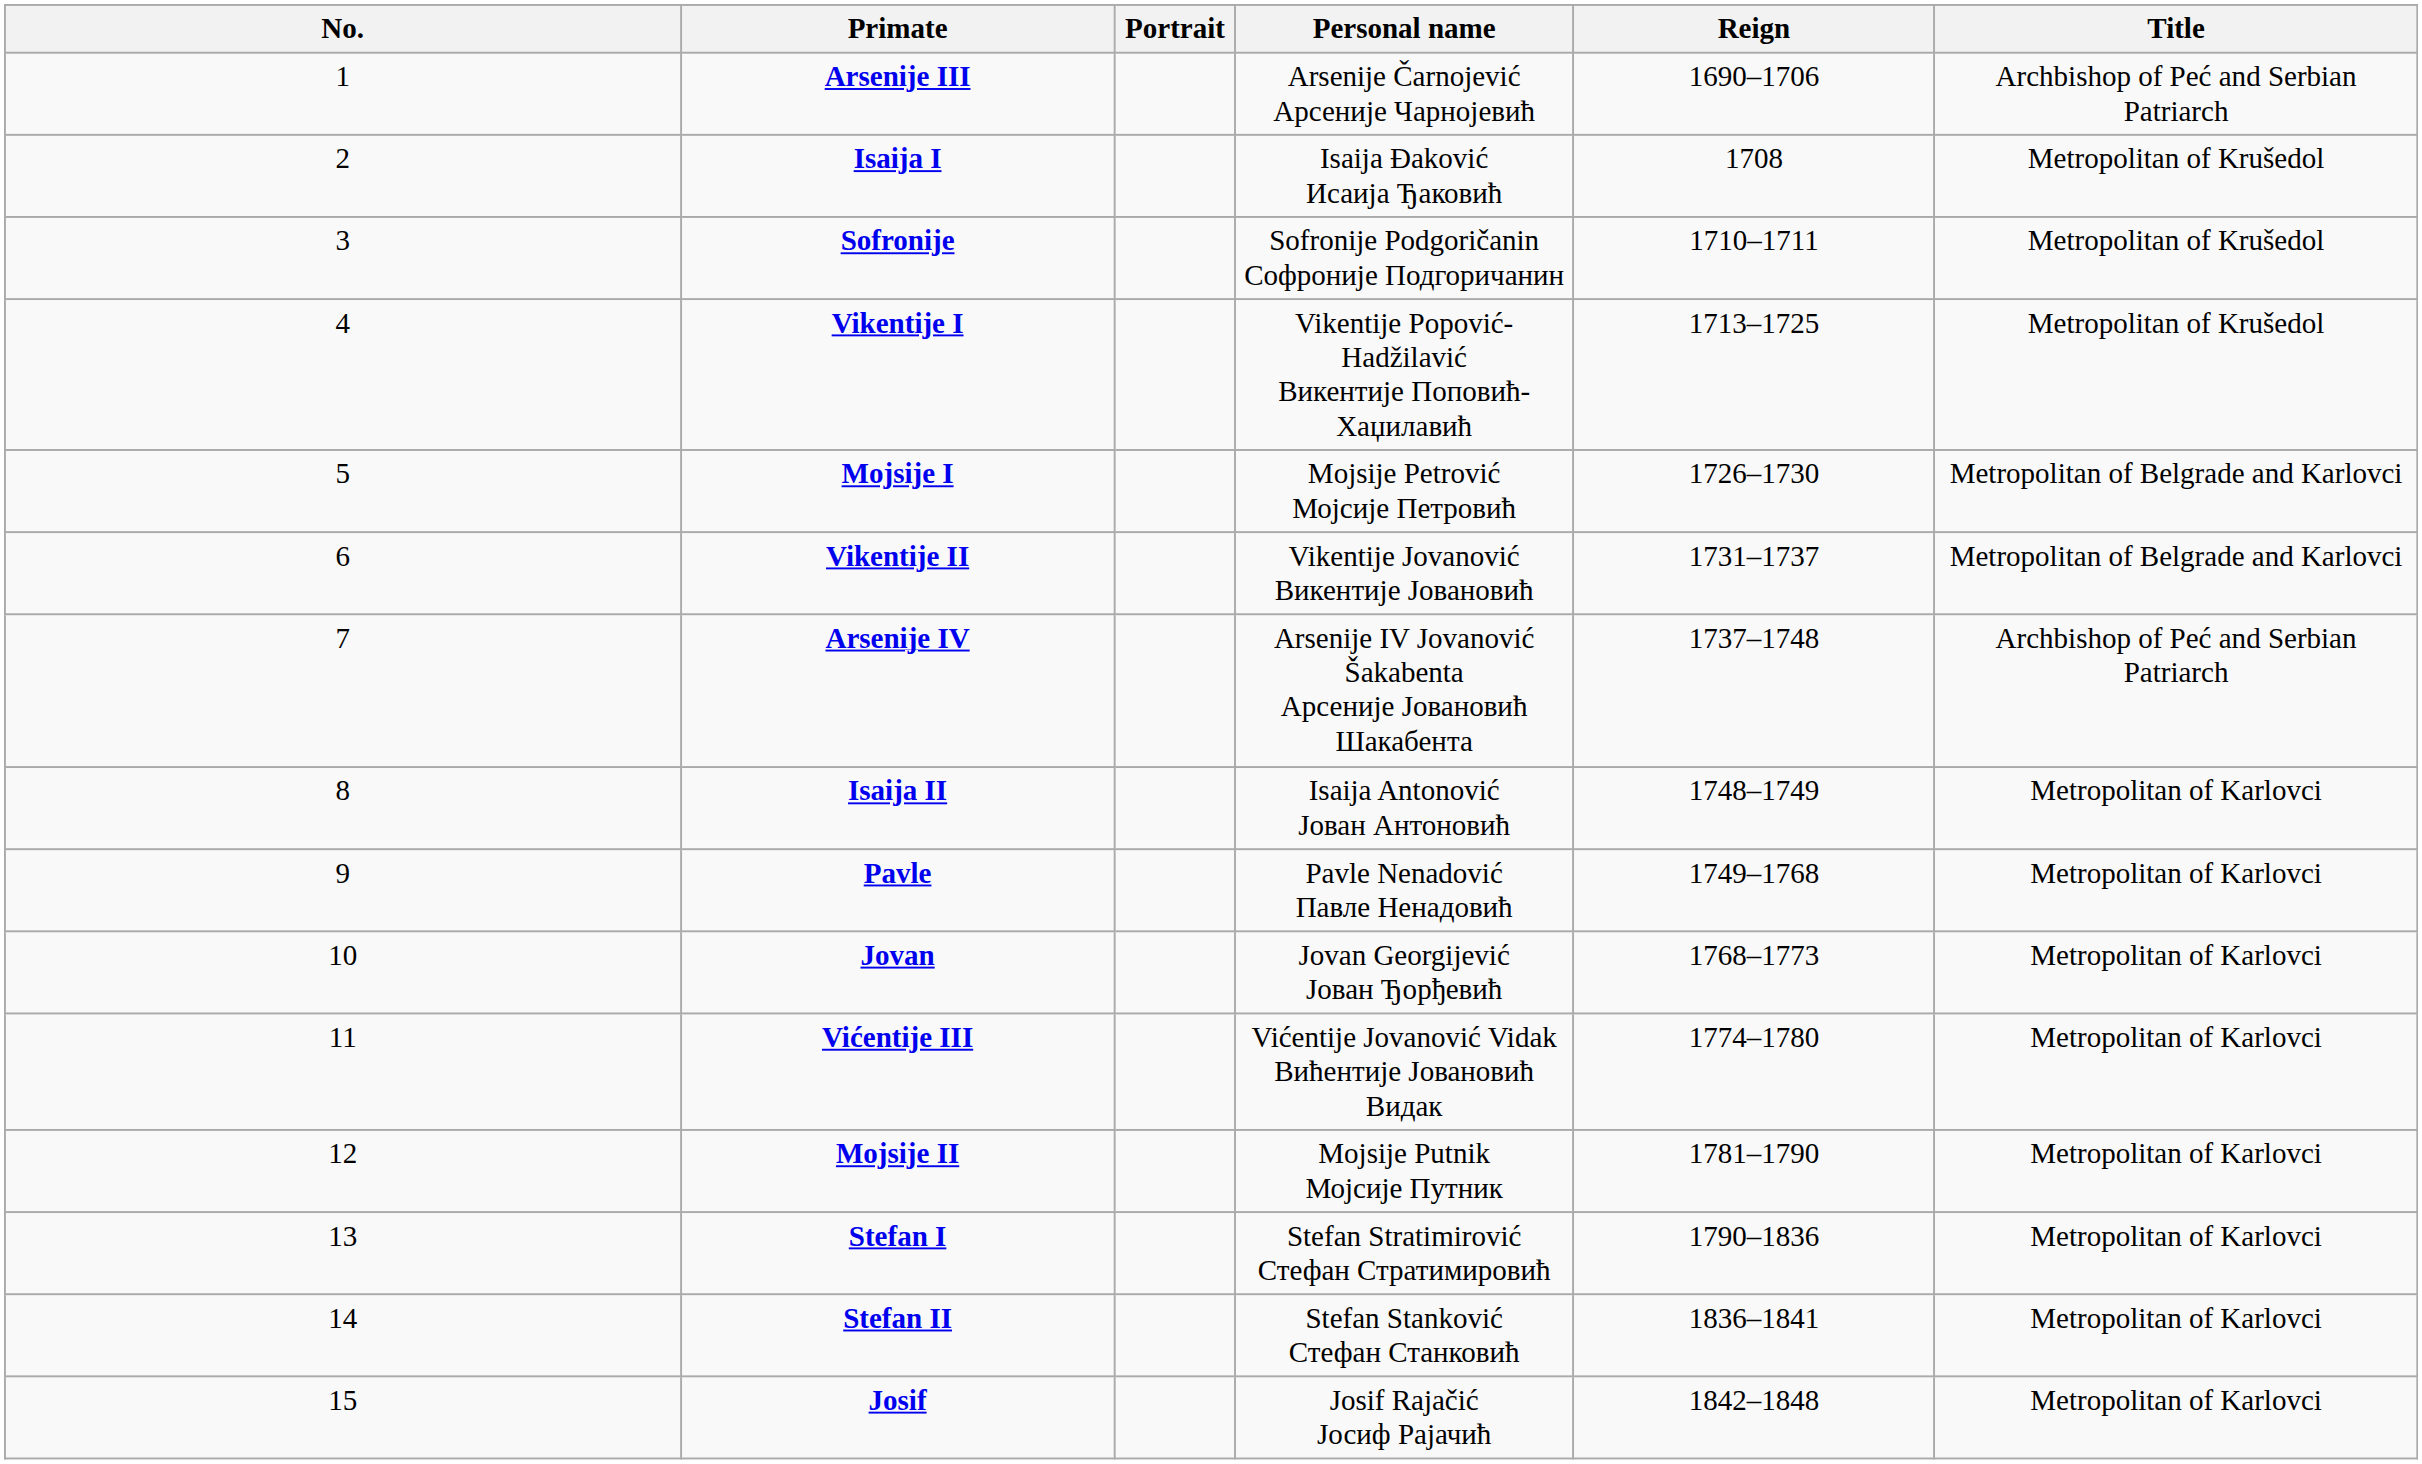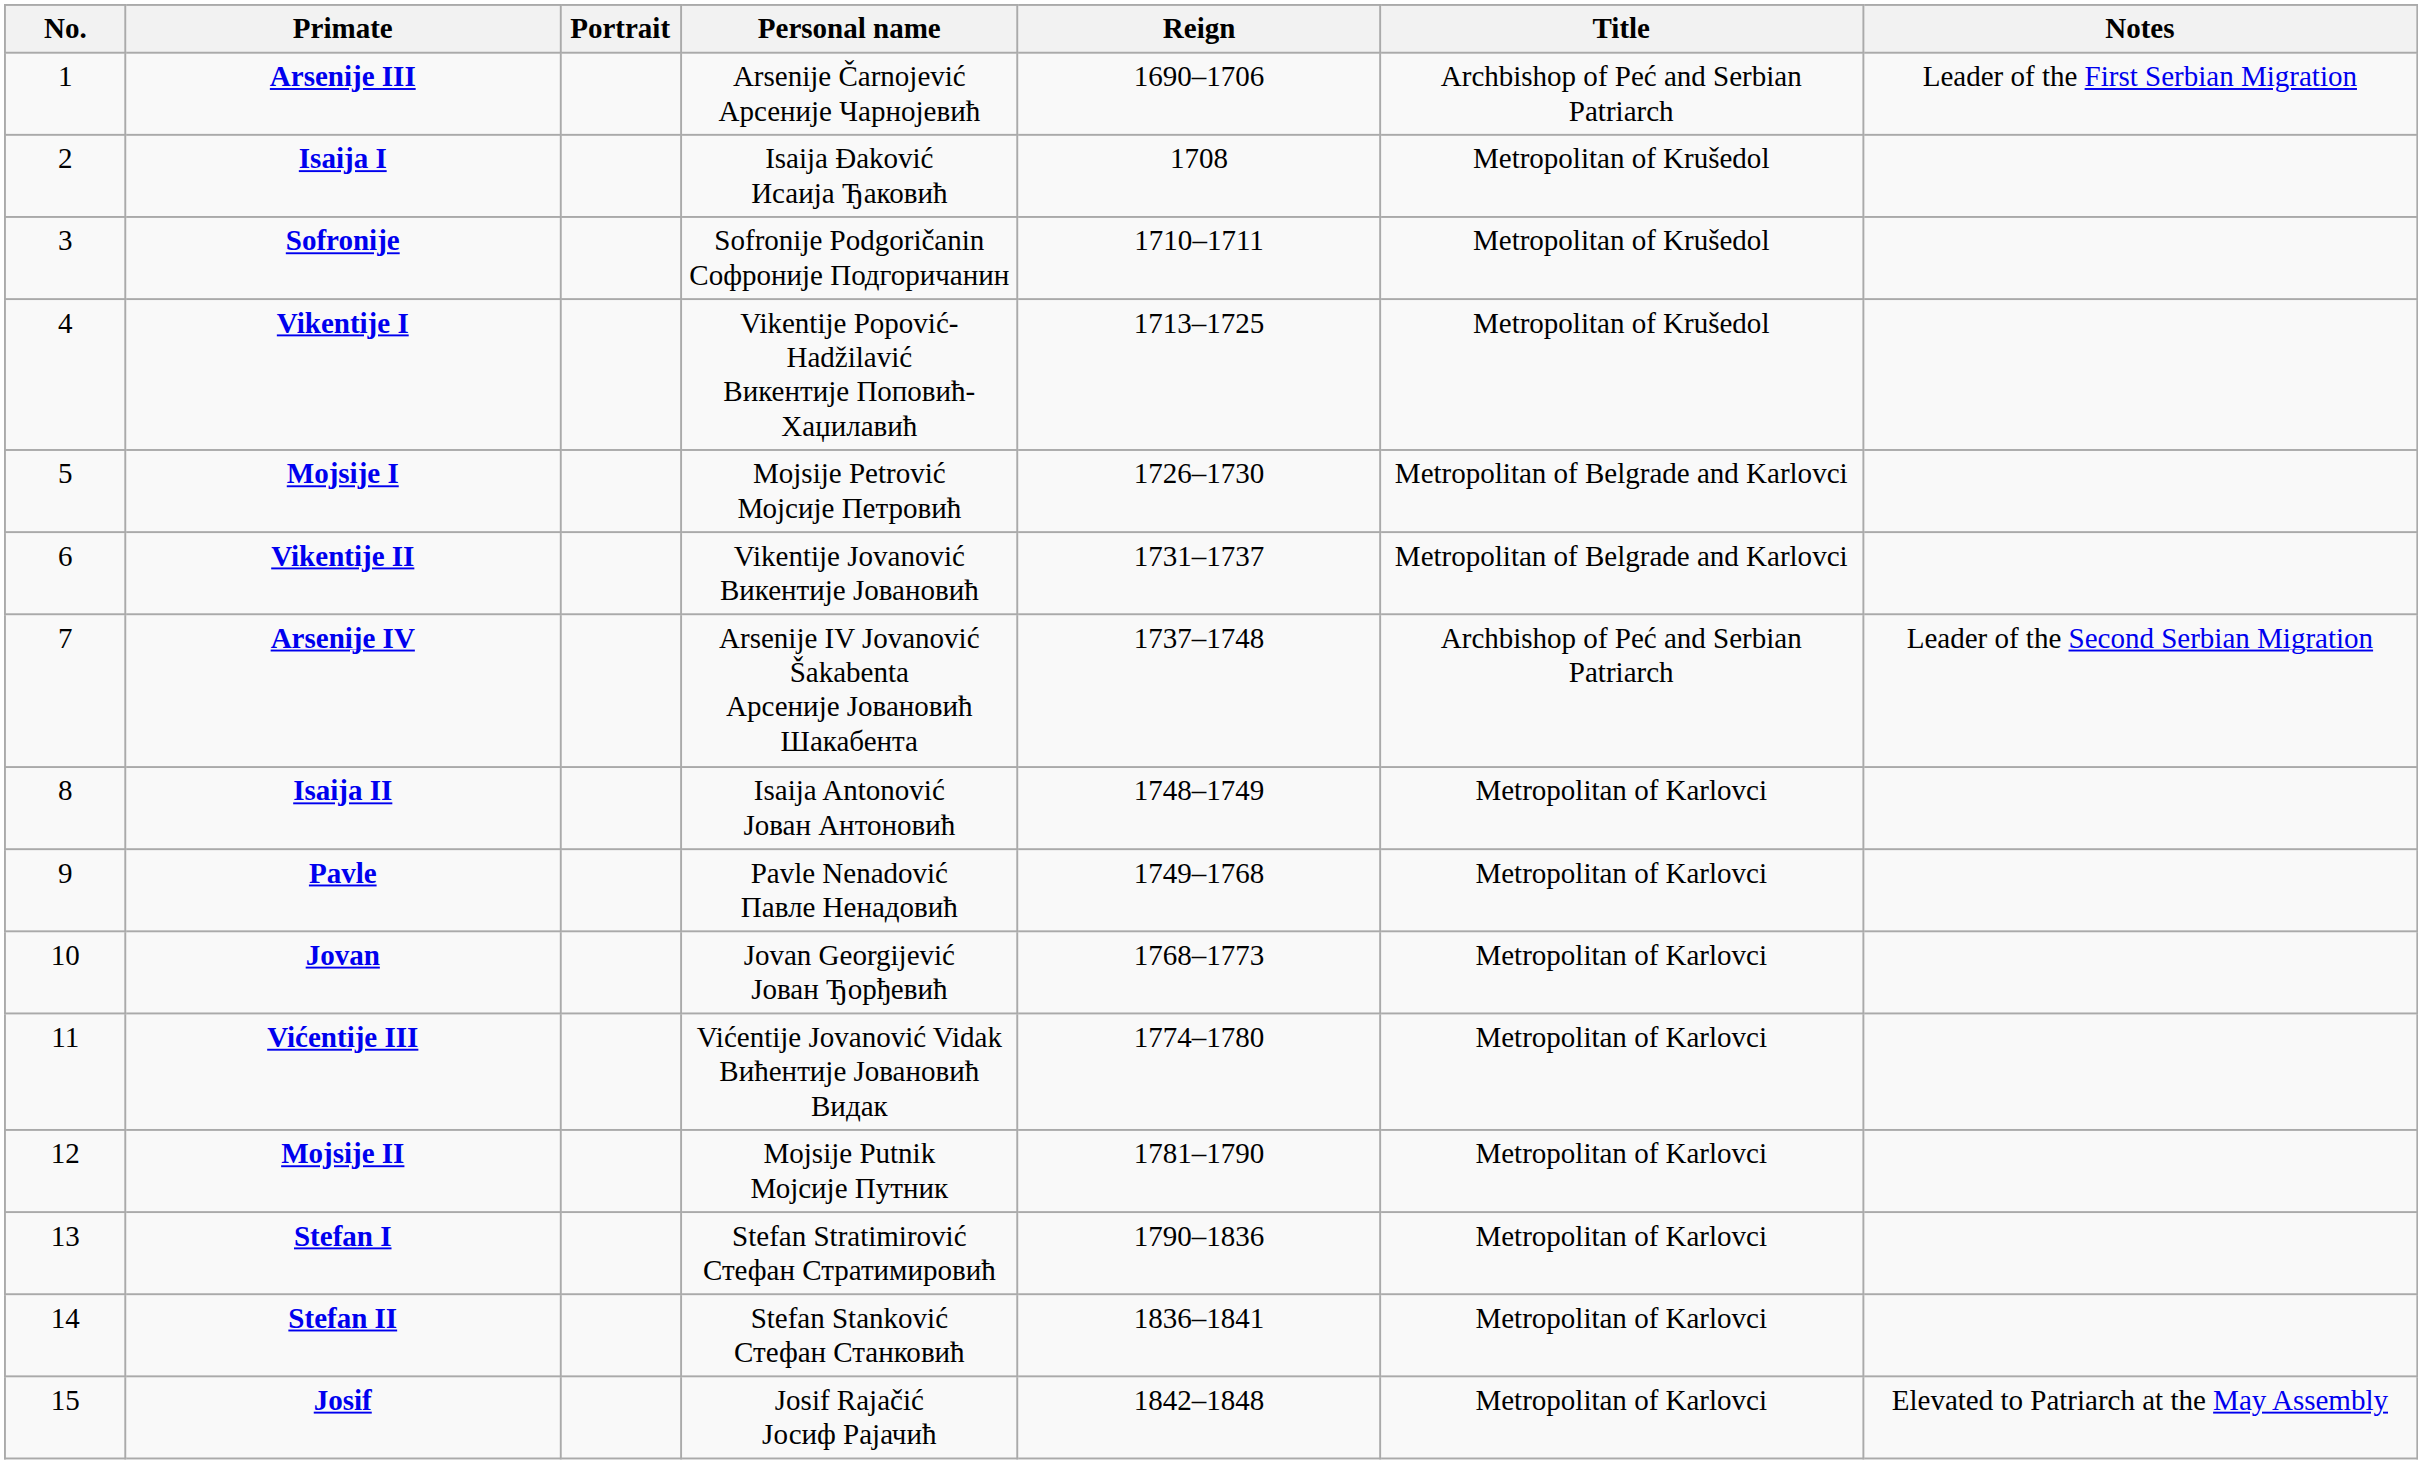+ column: (2140, 28)
